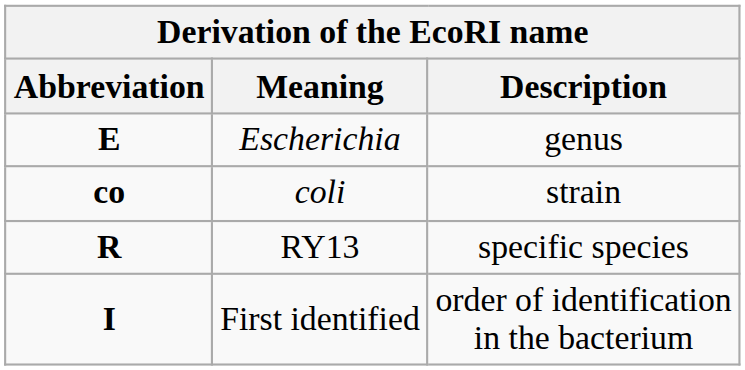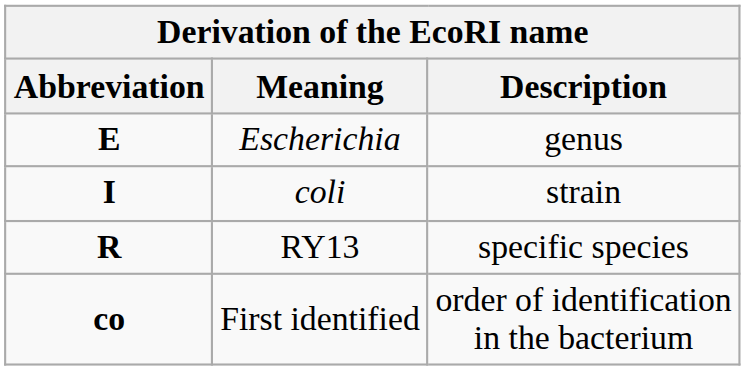(109, 192) co -> (109, 192) I
(109, 318) I -> (109, 318) co
